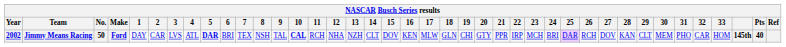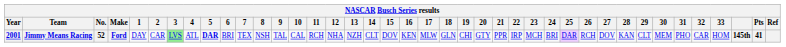(13, 36) 2002 -> (13, 36) 2001
(101, 36) 50 -> (101, 36) 52
(175, 36) no background -> (175, 36) lightgreen background
(298, 36) bold -> (298, 36) normal
(760, 36) 40 -> (759, 36) 41
